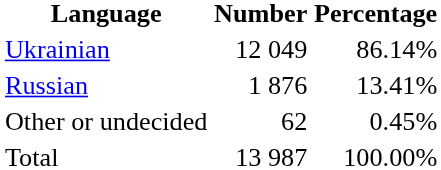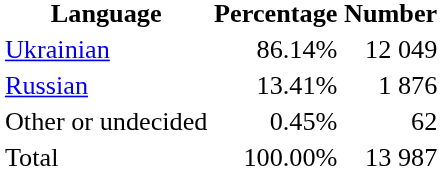columns swapped: (261, 13) <-> (376, 13)
